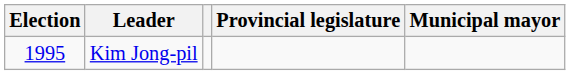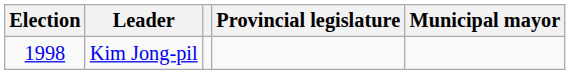(45, 52) 1995 -> (45, 52) 1998
